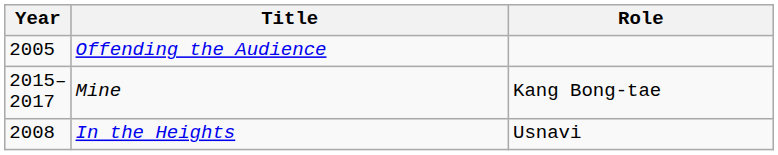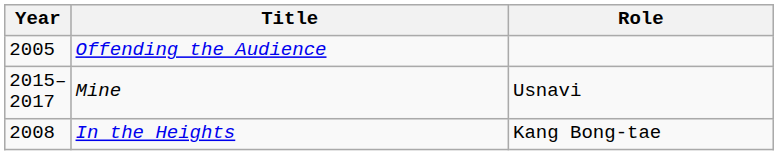(587, 93) Kang Bong-tae -> (547, 93) Usnavi
(547, 134) Usnavi -> (587, 134) Kang Bong-tae
